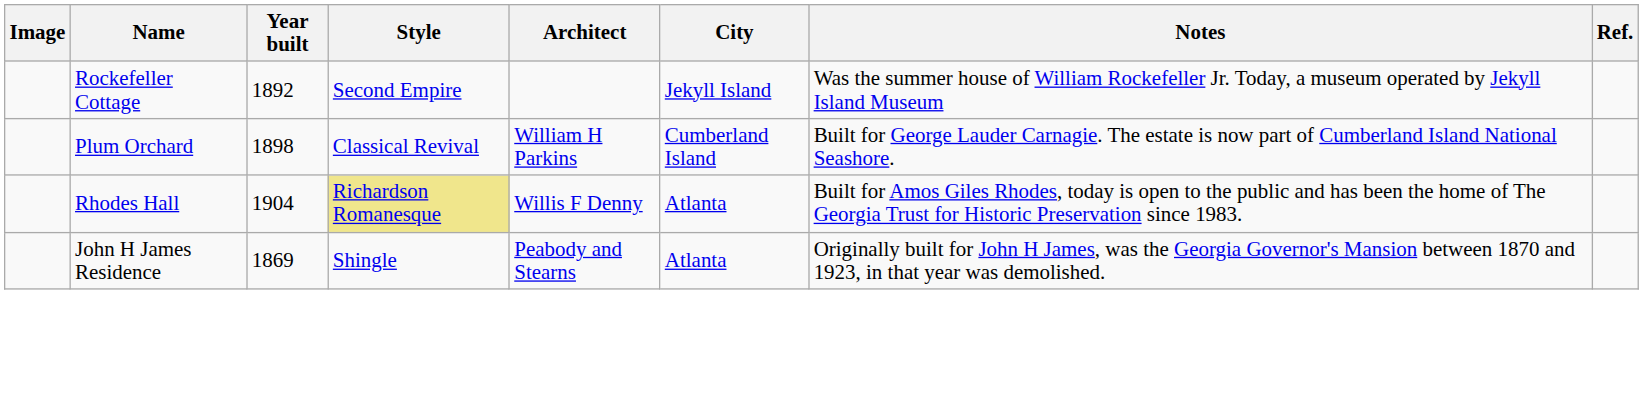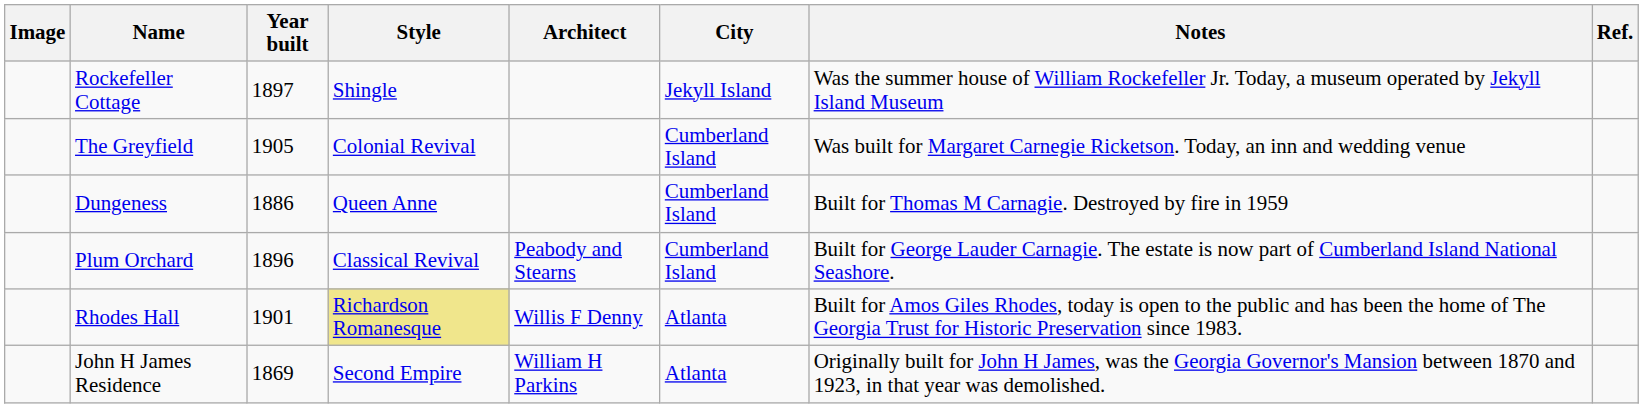(273, 89) 1892 -> (273, 89) 1897
(397, 89) Second Empire -> (365, 89) Shingle
+ row: (134, 146)
+ row: (121, 203)
(273, 146) 1898 -> (273, 260) 1896
(558, 146) William H Parkins -> (568, 260) Peabody and Stearns
(273, 203) 1904 -> (273, 317) 1901
(365, 260) Shingle -> (397, 373) Second Empire
(568, 260) Peabody and Stearns -> (558, 373) William H Parkins
